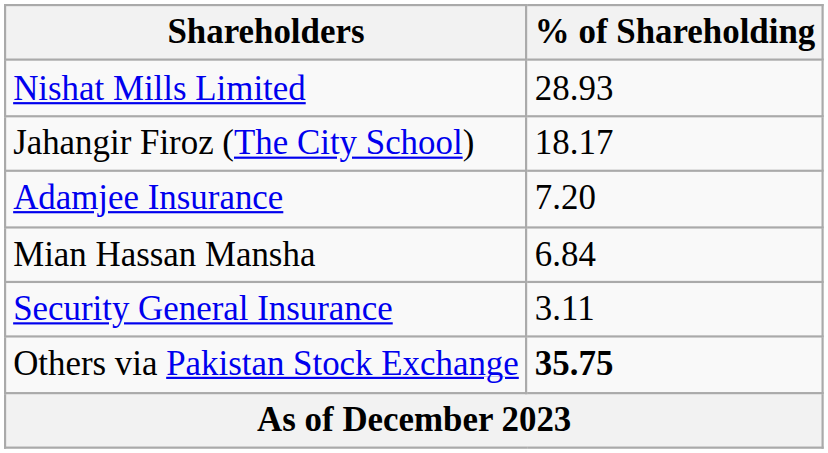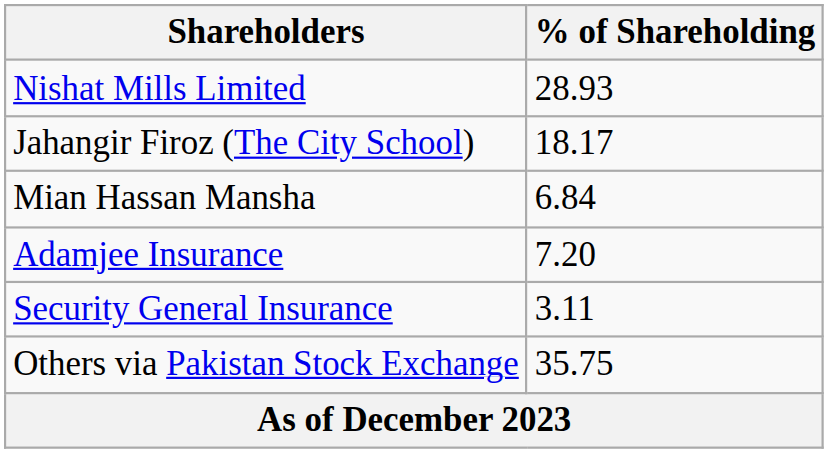rows swapped: (148, 198) <-> (164, 253)
(574, 364) bold -> (574, 364) normal
